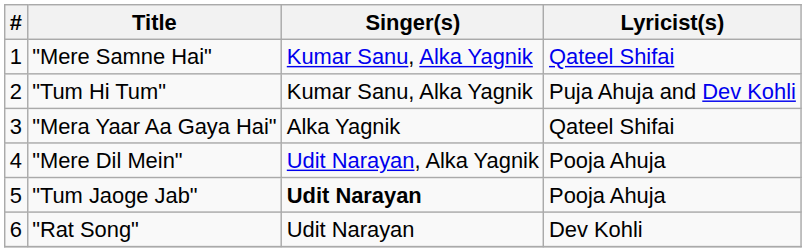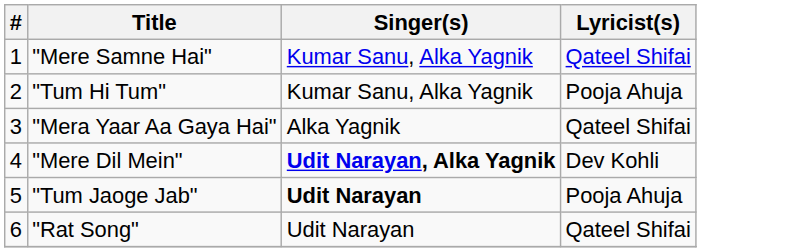(672, 92) Puja Ahuja and Dev Kohli -> (624, 92) Pooja Ahuja
(413, 161) normal -> (421, 161) bold
(607, 161) Pooja Ahuja -> (612, 161) Dev Kohli
(596, 230) Dev Kohli -> (628, 230) Qateel Shifai
